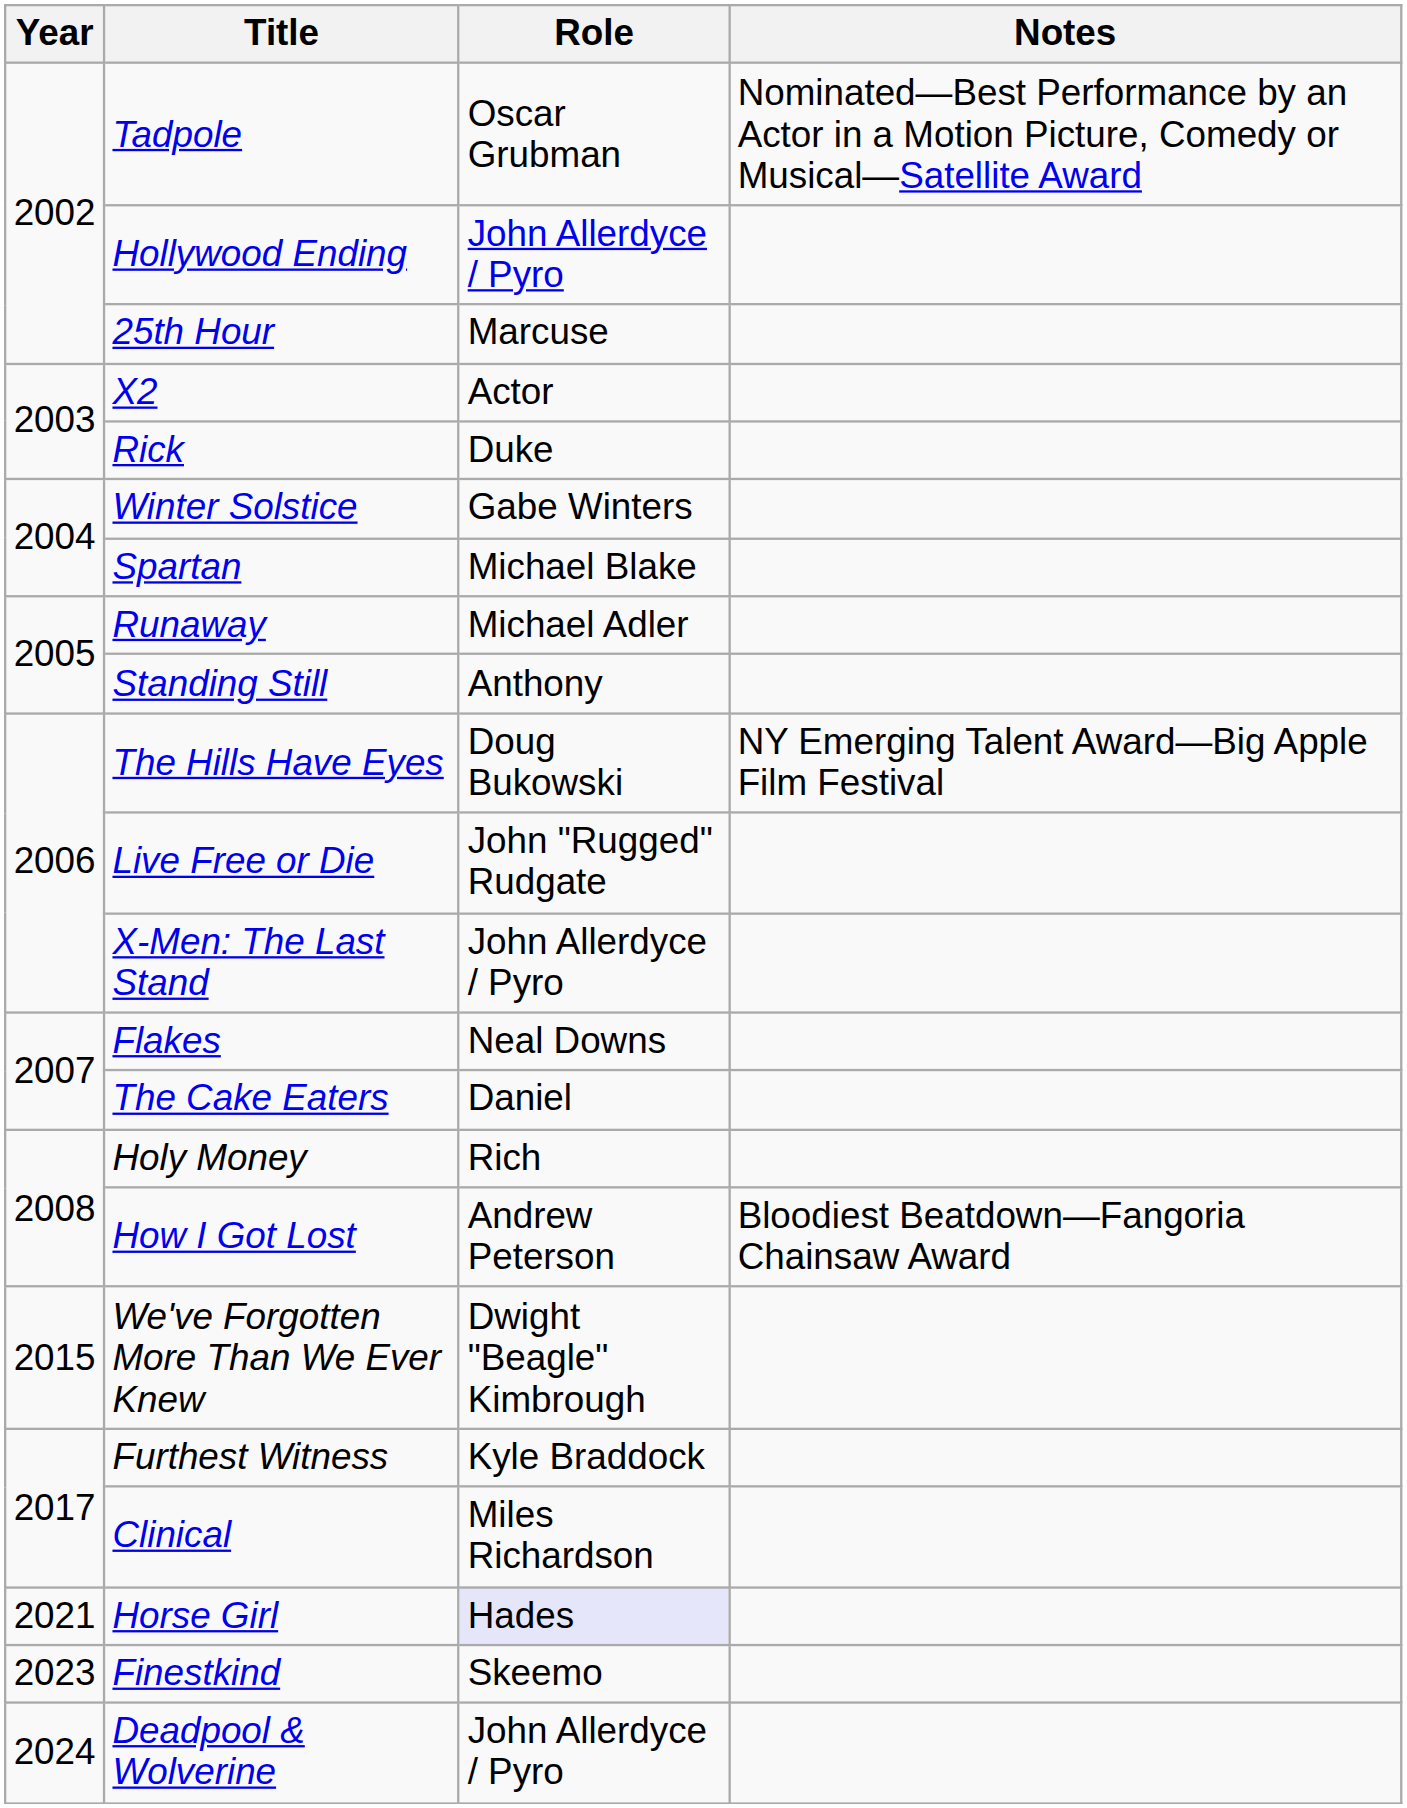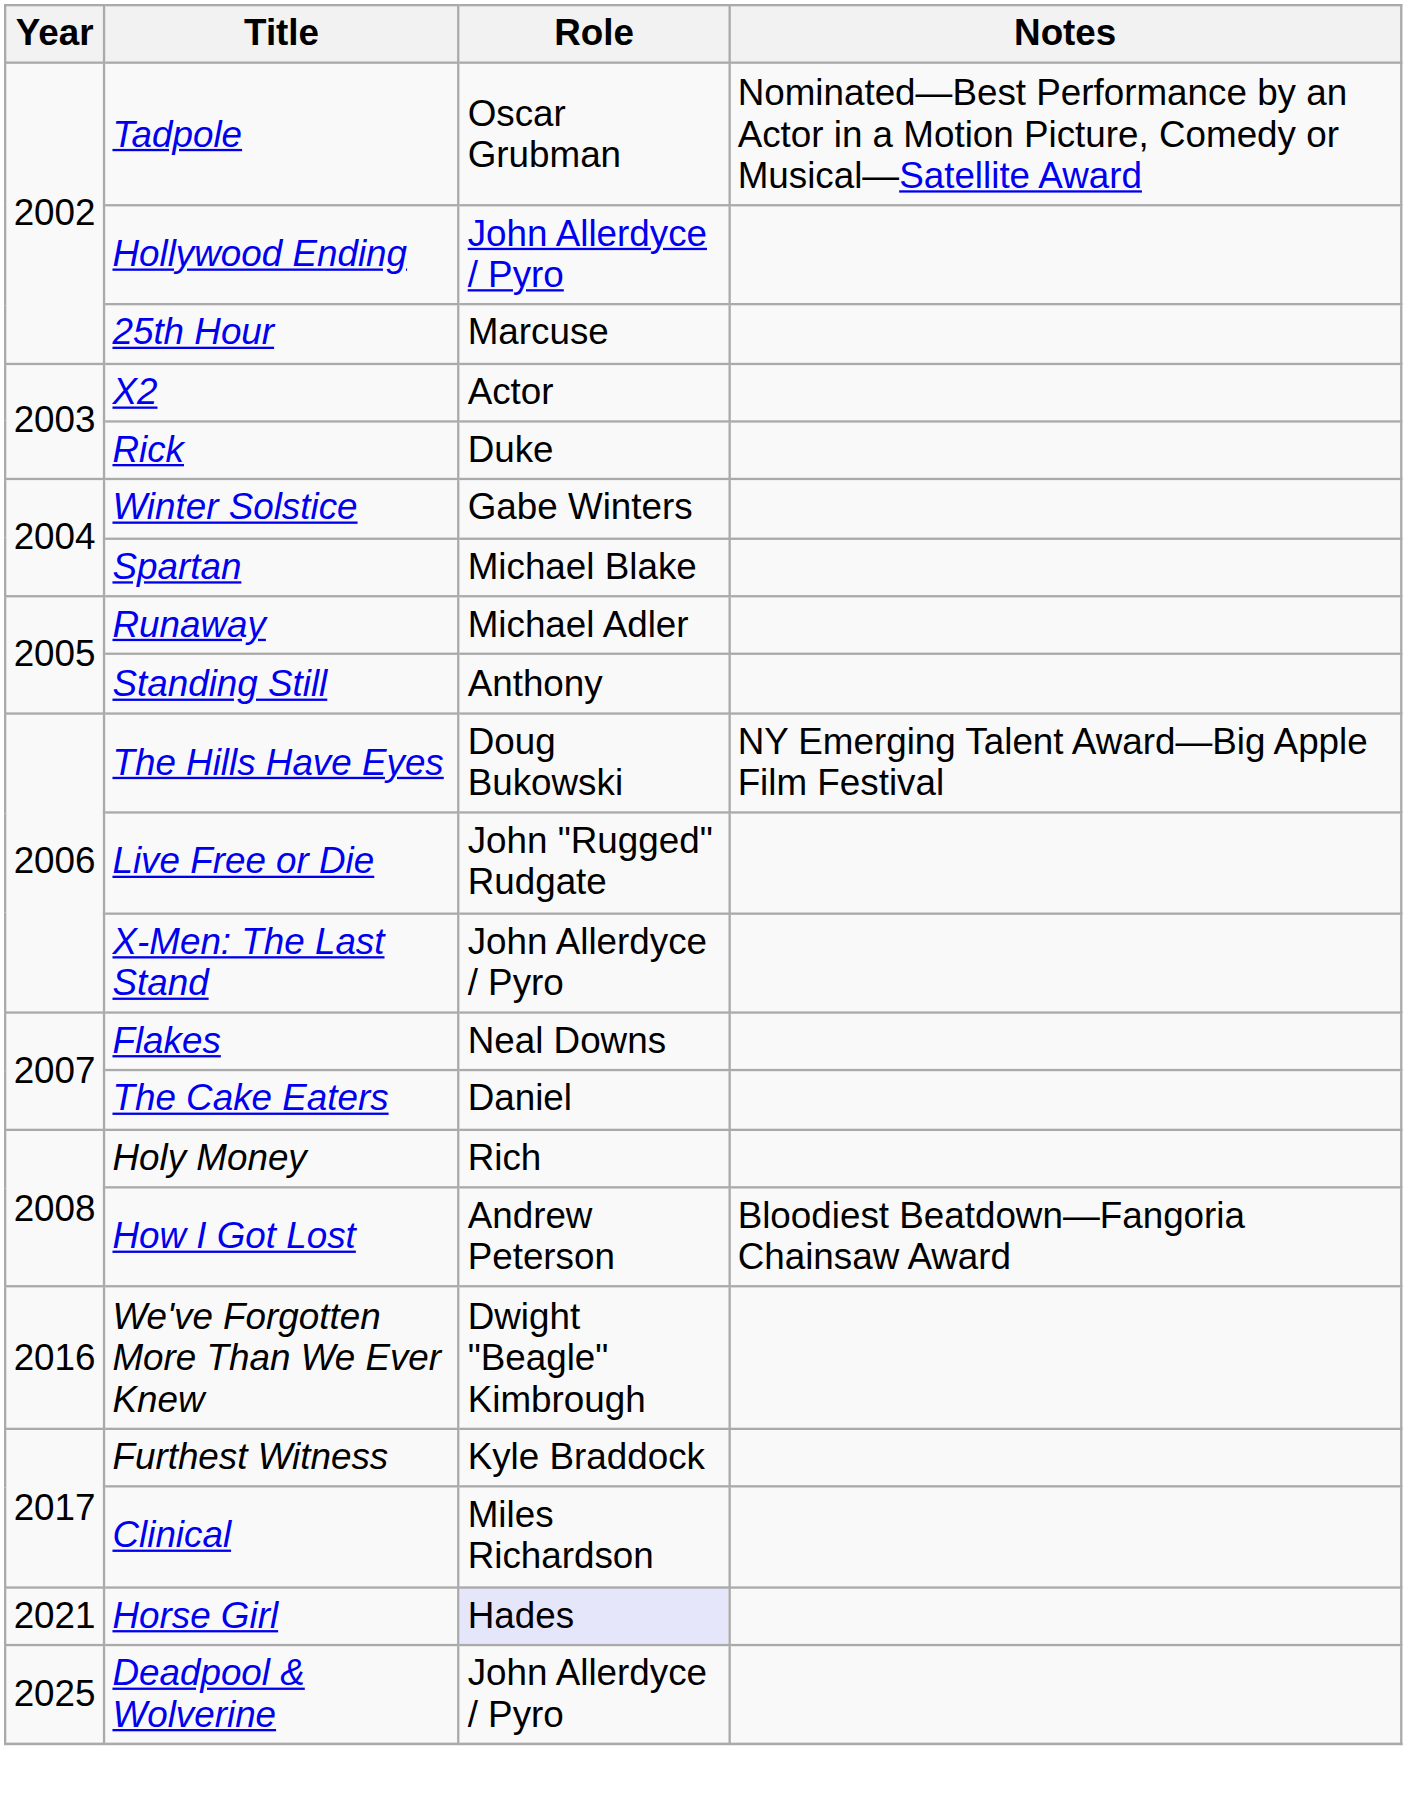(55, 1357) 2015 -> (55, 1357) 2016
- row: (196, 1673)
(55, 1752) 2024 -> (55, 1693) 2025
